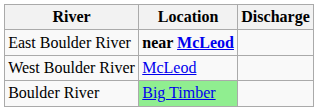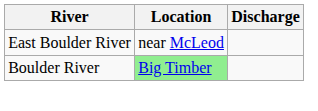(188, 42) bold -> (181, 42) normal
- row: (72, 67)
